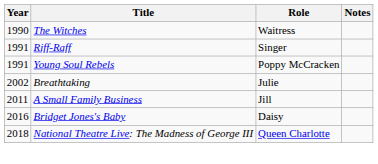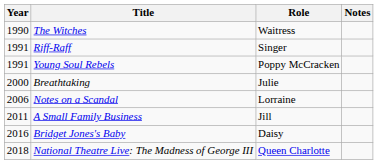(18, 82) 2002 -> (18, 82) 2000
+ row: (76, 99)
